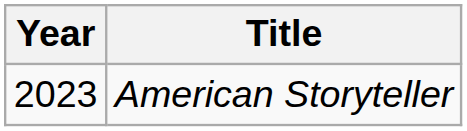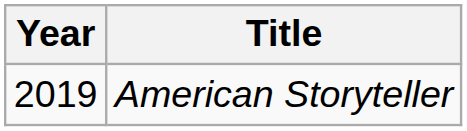(56, 93) 2023 -> (56, 93) 2019
